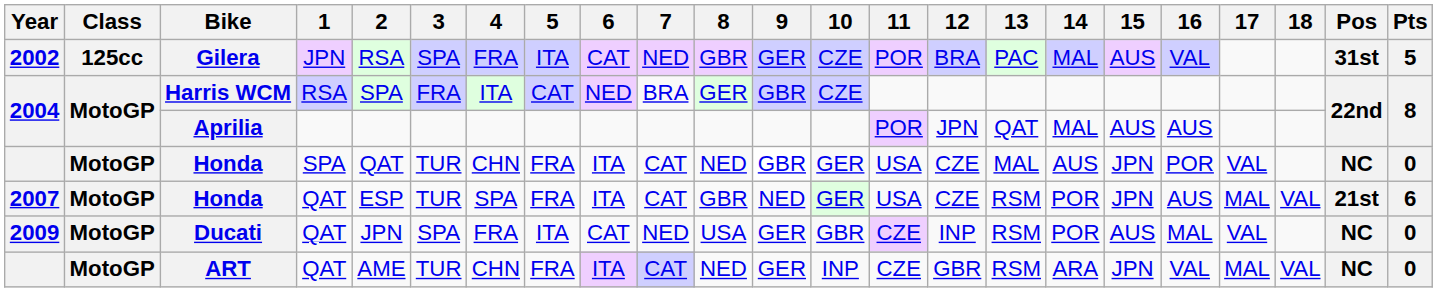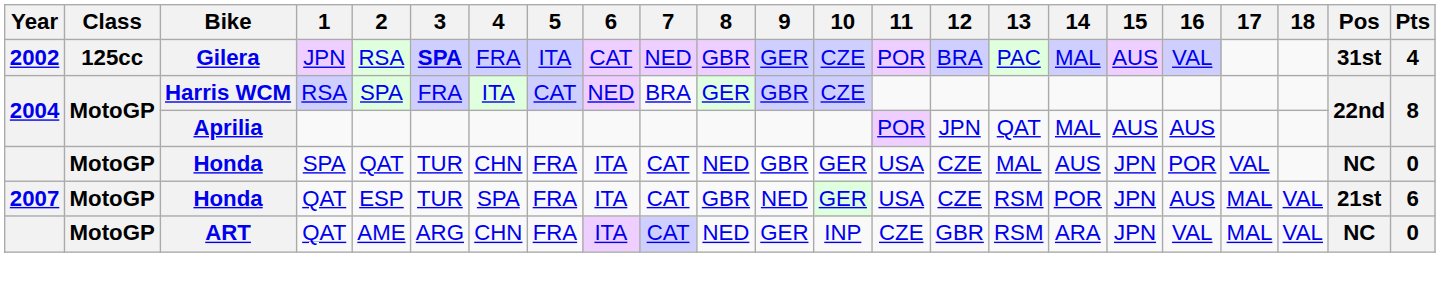(439, 57) normal -> (440, 57) bold
(1410, 57) 5 -> (1413, 57) 4
- row: (35, 233)
(439, 269) TUR -> (440, 233) ARG
